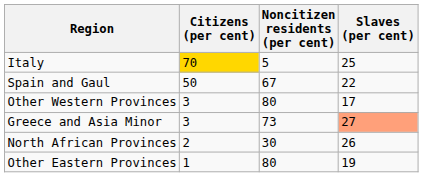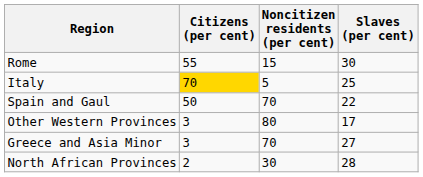+ row: (22, 63)
(269, 82) 67 -> (269, 102) 70
(269, 122) 73 -> (269, 142) 70
(349, 122) lightsalmon background -> (349, 142) no background
(349, 142) 26 -> (349, 162) 28
- row: (92, 162)
